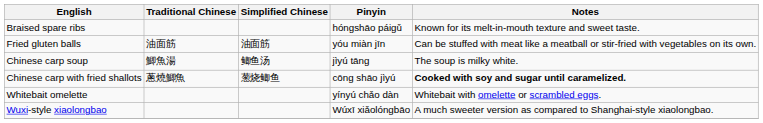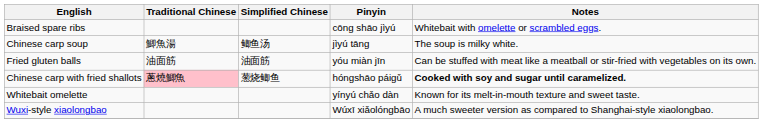(367, 27) hóngshāo páigǔ -> (364, 27) cōng shāo jìyú
(527, 27) Known for its melt-in-mouth texture and sweet taste. -> (508, 27) Whitebait with omelette or scrambled eggs.
rows swapped: (44, 44) <-> (47, 61)
(166, 78) no background -> (166, 78) pink background
(364, 78) cōng shāo jìyú -> (367, 78) hóngshāo páigǔ
(508, 95) Whitebait with omelette or scrambled eggs. -> (527, 95) Known for its melt-in-mouth texture and sweet taste.
